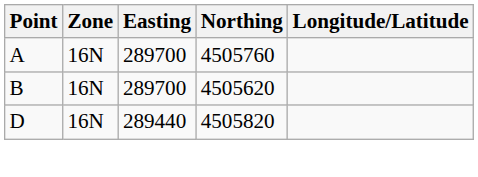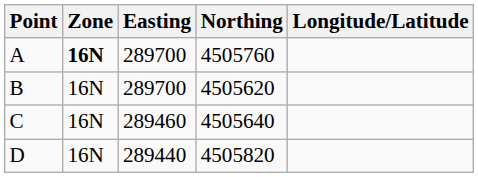(86, 54) normal -> (86, 54) bold
+ row: (17, 121)
